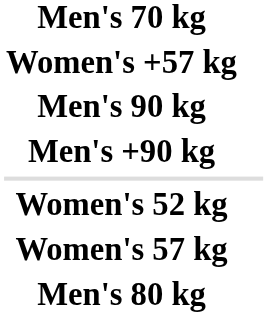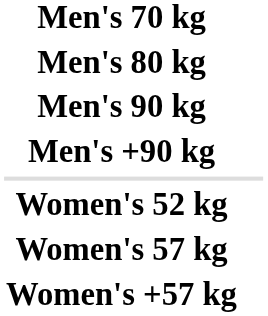rows swapped: (122, 294) <-> (122, 61)
